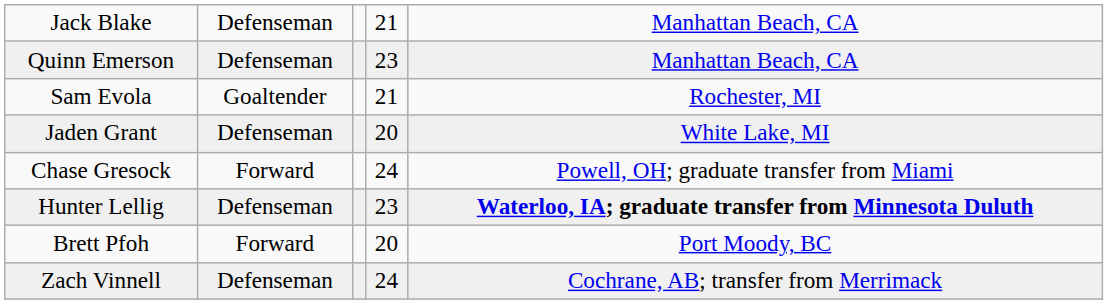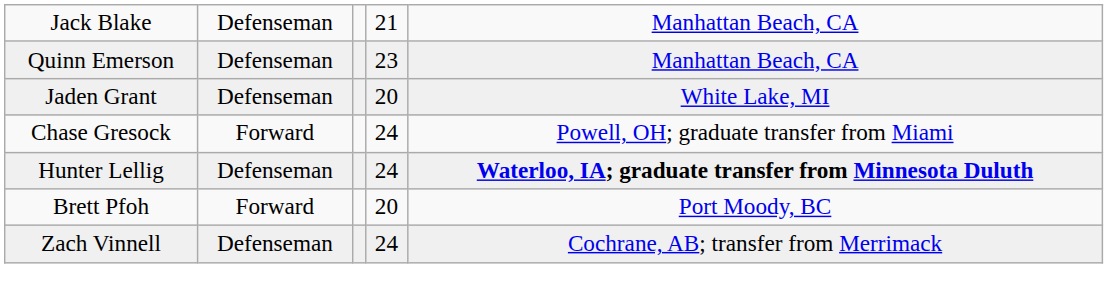- row: (101, 96)
(386, 206) 23 -> (386, 170) 24
